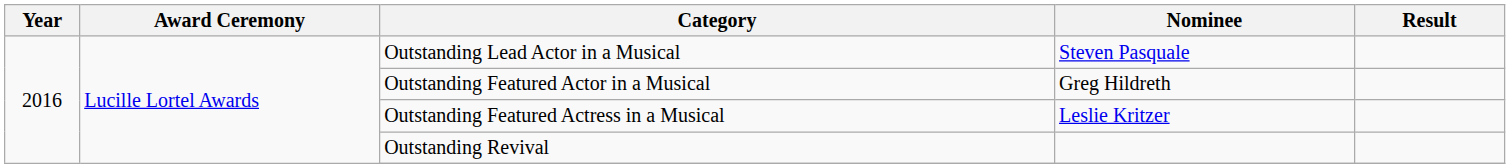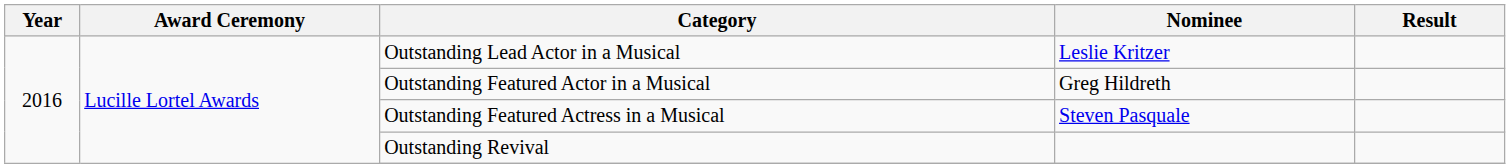(1124, 52) Steven Pasquale -> (1114, 52) Leslie Kritzer
(1114, 115) Leslie Kritzer -> (1124, 115) Steven Pasquale
